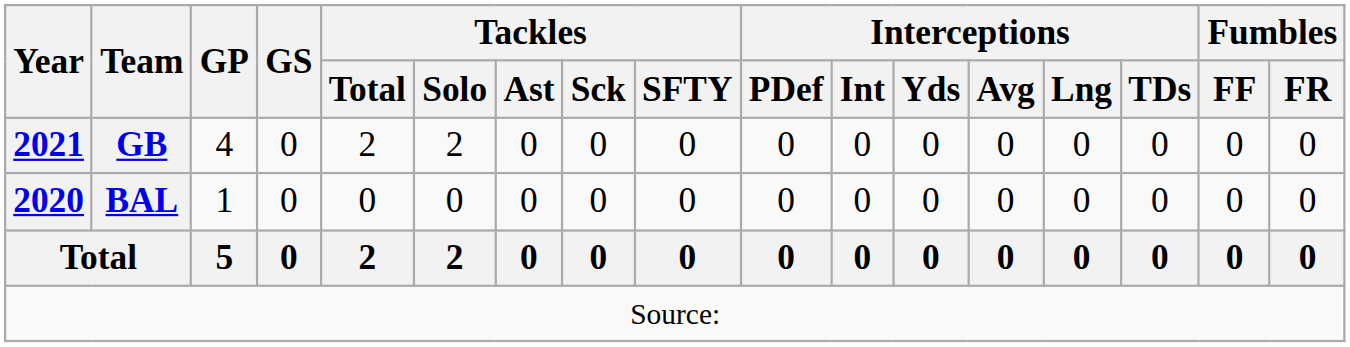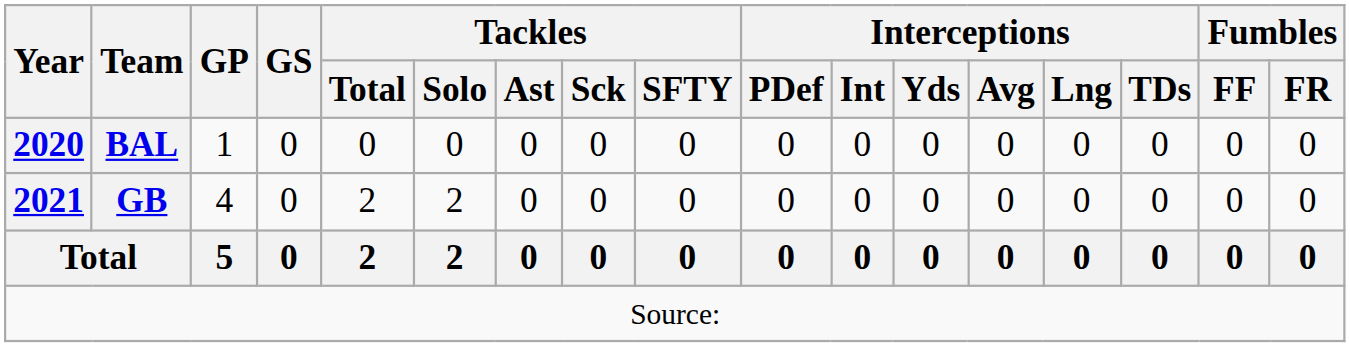rows swapped: (142, 200) <-> (142, 144)
